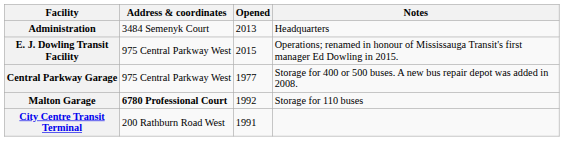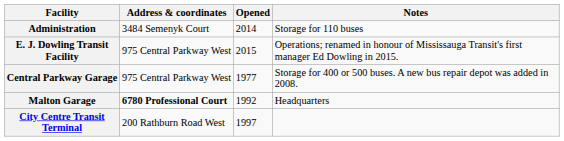(246, 28) 2013 -> (246, 28) 2014
(302, 28) Headquarters -> (319, 28) Storage for 110 buses
(319, 100) Storage for 110 buses -> (302, 100) Headquarters
(246, 122) 1991 -> (246, 122) 1997
